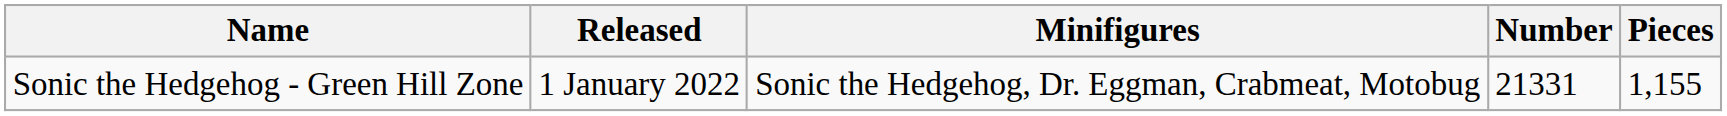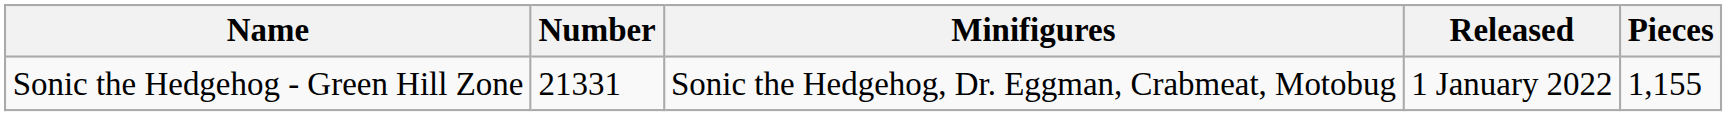columns swapped: (1554, 30) <-> (639, 30)
